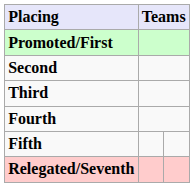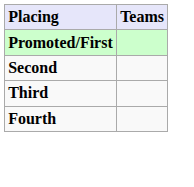- row: (25, 144)
- row: (71, 169)
